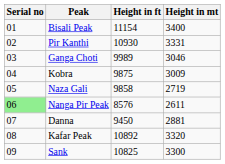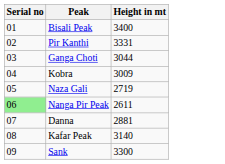- column: (137, 12)
(175, 58) 3046 -> (123, 58) 3044
(175, 136) 3320 -> (123, 136) 3140
